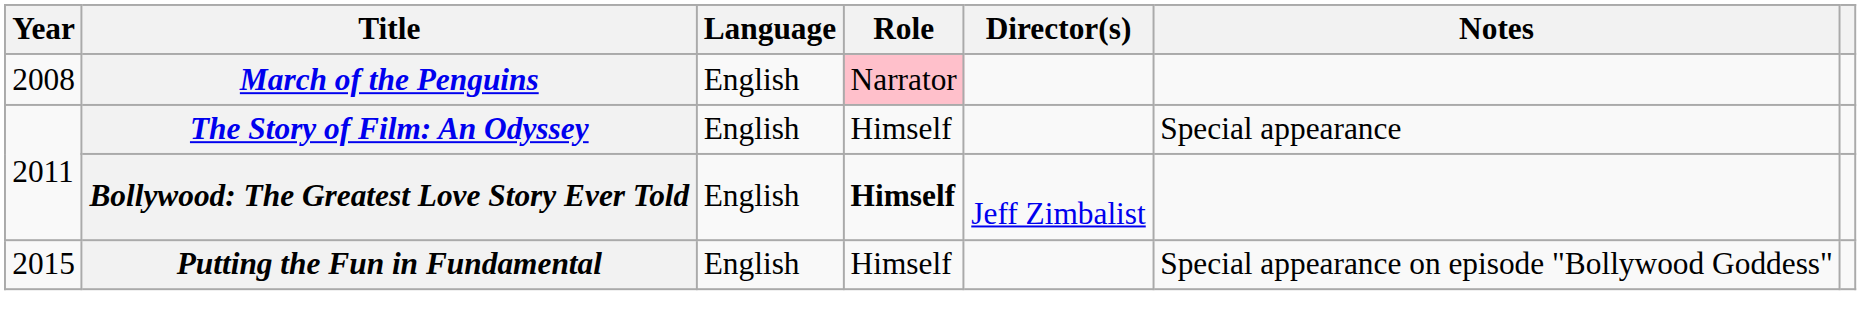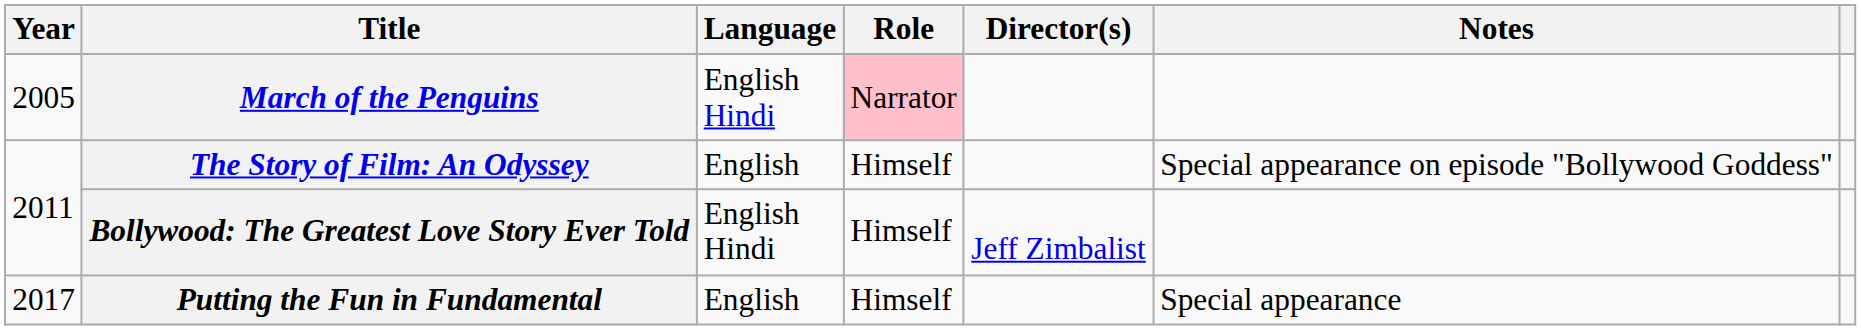(44, 79) 2008 -> (44, 96) 2005
(752, 79) English -> (752, 96) English Hindi
(1281, 128) Special appearance -> (1497, 164) Special appearance on episode "Bollywood Goddess"
(752, 196) English -> (752, 231) English Hindi
(903, 196) bold -> (901, 231) normal
(44, 263) 2015 -> (44, 298) 2017
(1497, 263) Special appearance on episode "Bollywood Goddess" -> (1281, 298) Special appearance
